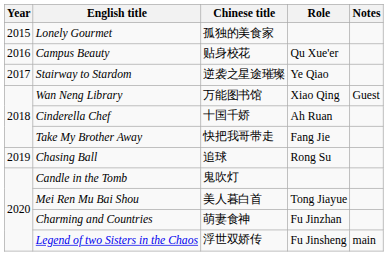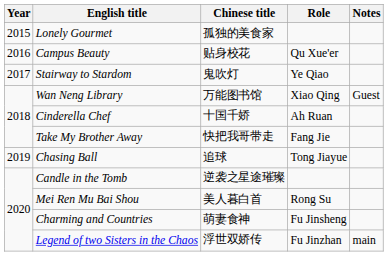(244, 74) 逆袭之星途璀璨 -> (221, 74) 鬼吹灯
(311, 157) Rong Su -> (319, 157) Tong Jiayue
(221, 178) 鬼吹灯 -> (244, 178) 逆袭之星途璀璨
(319, 199) Tong Jiayue -> (311, 199) Rong Su
(316, 219) Fu Jinzhan -> (319, 219) Fu Jinsheng
(319, 240) Fu Jinsheng -> (316, 240) Fu Jinzhan
